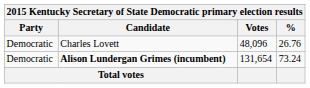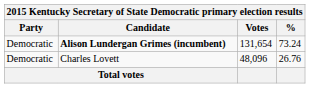rows swapped: (143, 59) <-> (90, 43)
